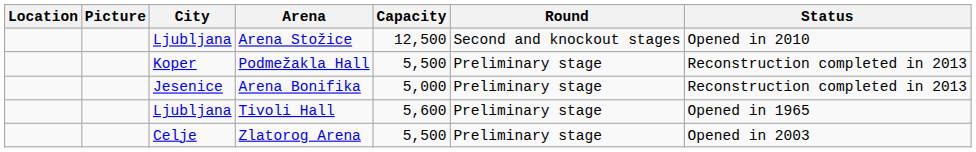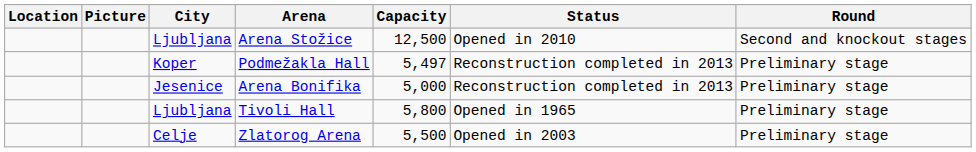columns swapped: (827, 16) <-> (567, 16)
(425, 64) 5,500 -> (425, 64) 5,497
(425, 111) 5,600 -> (425, 111) 5,800
